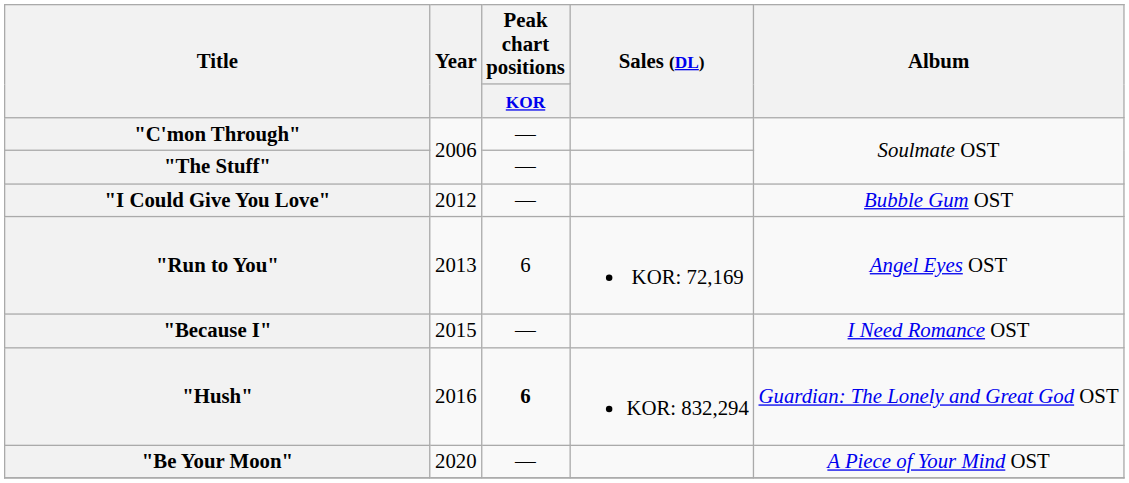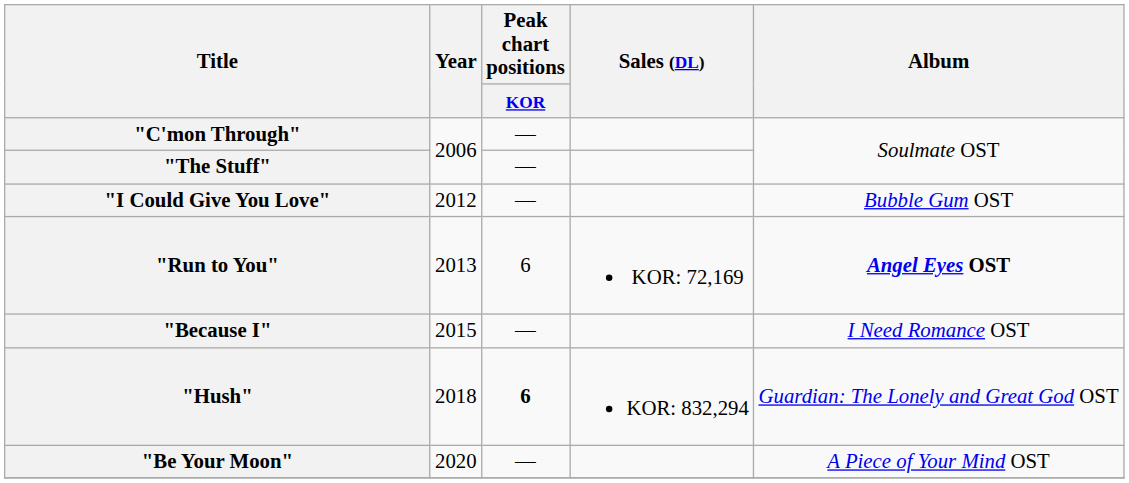(939, 265) normal -> (939, 265) bold
(456, 396) 2016 -> (456, 396) 2018
